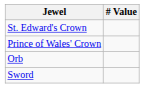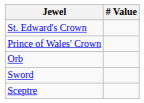+ row: (22, 91)
